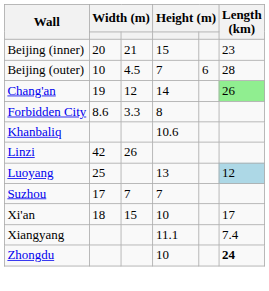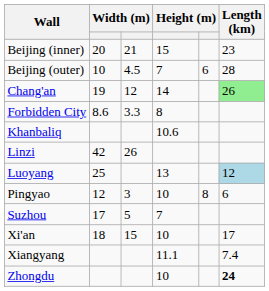+ row: (29, 193)
(127, 193) 7 -> (127, 214) 5
